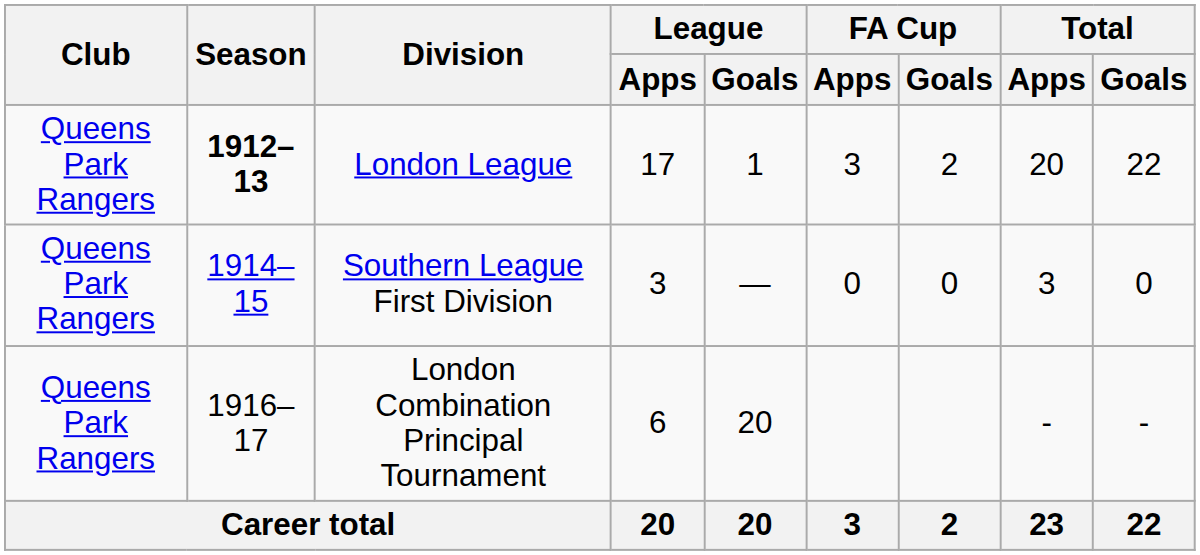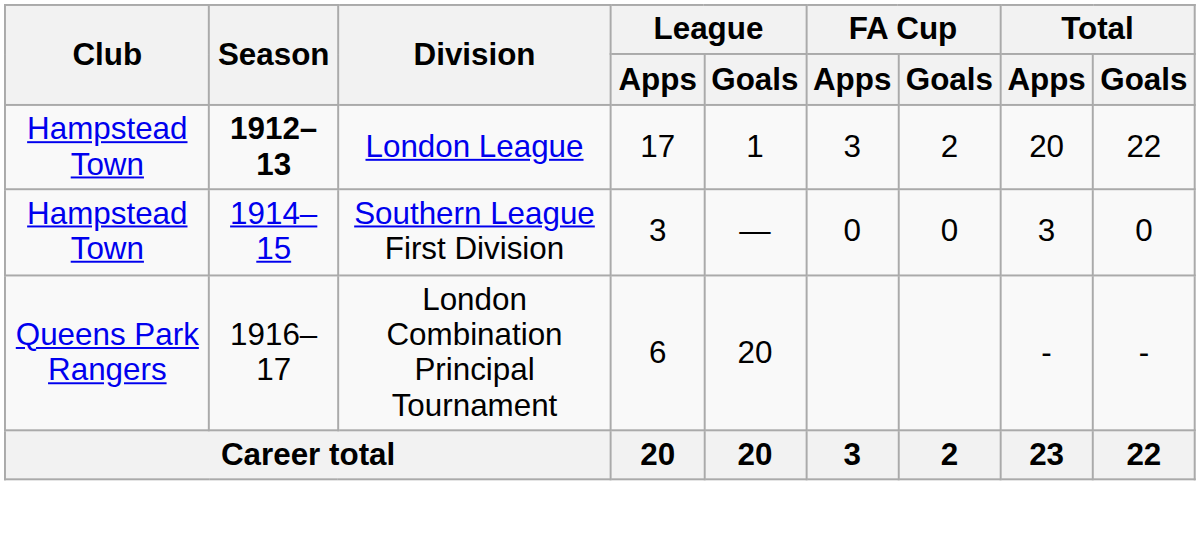(96, 164) Queens Park Rangers -> (107, 146) Hampstead Town
(96, 284) Queens Park Rangers -> (107, 231) Hampstead Town
